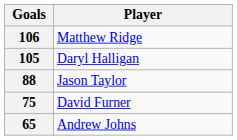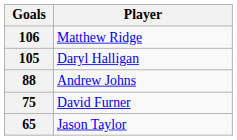(92, 80) Jason Taylor -> (97, 80) Andrew Johns
(97, 124) Andrew Johns -> (92, 124) Jason Taylor
